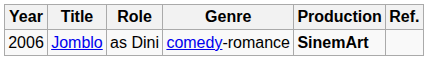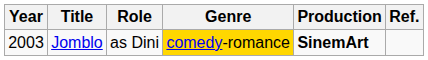(26, 42) 2006 -> (26, 42) 2003
(228, 42) no background -> (228, 42) gold background
